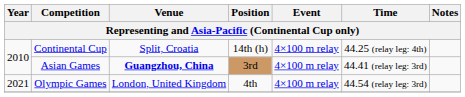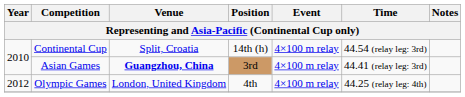(385, 48) 44.25 (relay leg: 4th) -> (385, 48) 44.54 (relay leg: 3rd)
(18, 83) 2021 -> (18, 83) 2012
(385, 83) 44.54 (relay leg: 3rd) -> (385, 83) 44.25 (relay leg: 4th)
